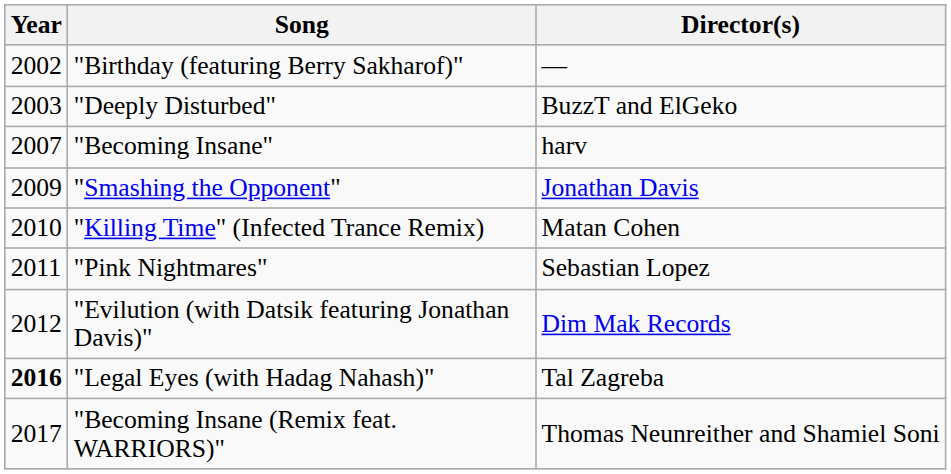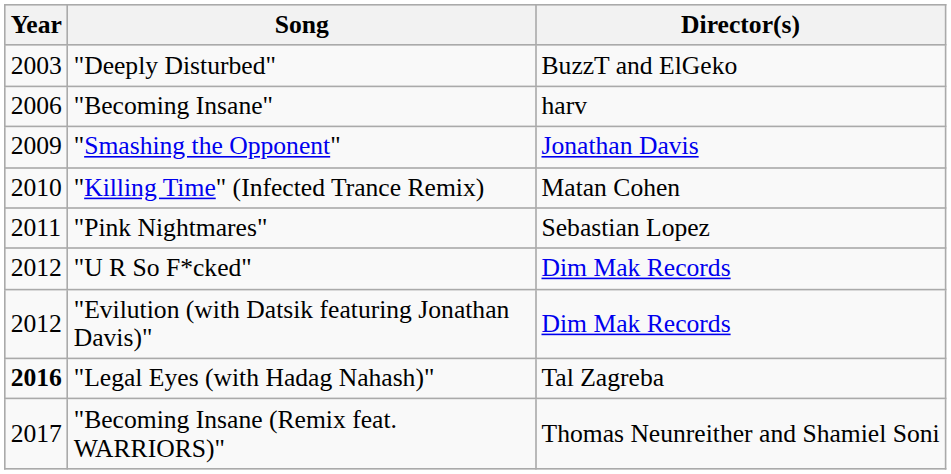- row: (269, 65)
(36, 146) 2007 -> (36, 106) 2006
+ row: (163, 268)
